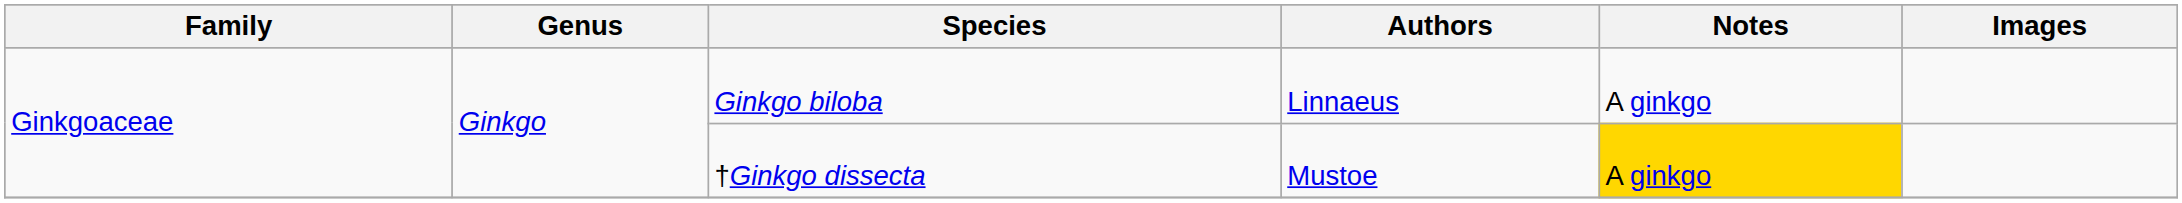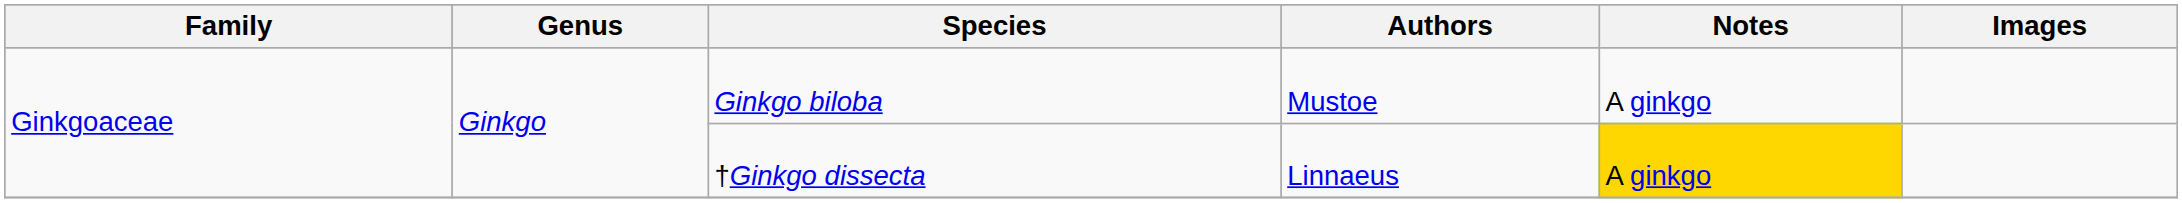(1343, 100) Linnaeus -> (1332, 100) Mustoe
(1332, 175) Mustoe -> (1343, 175) Linnaeus
